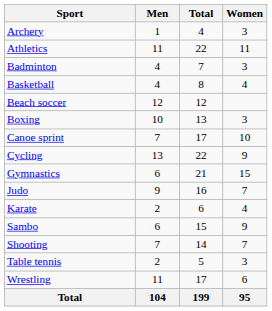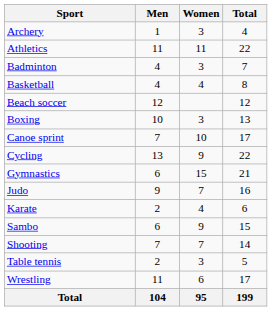columns swapped: (245, 13) <-> (201, 13)
